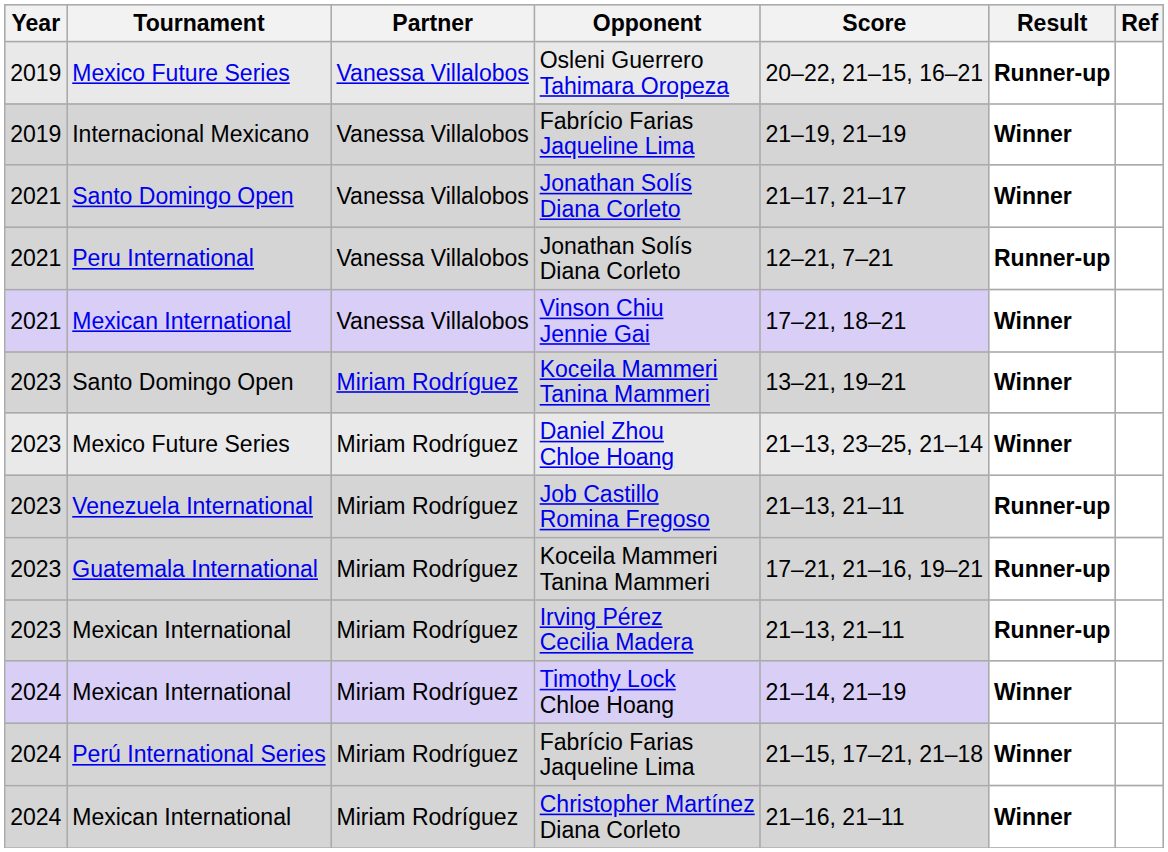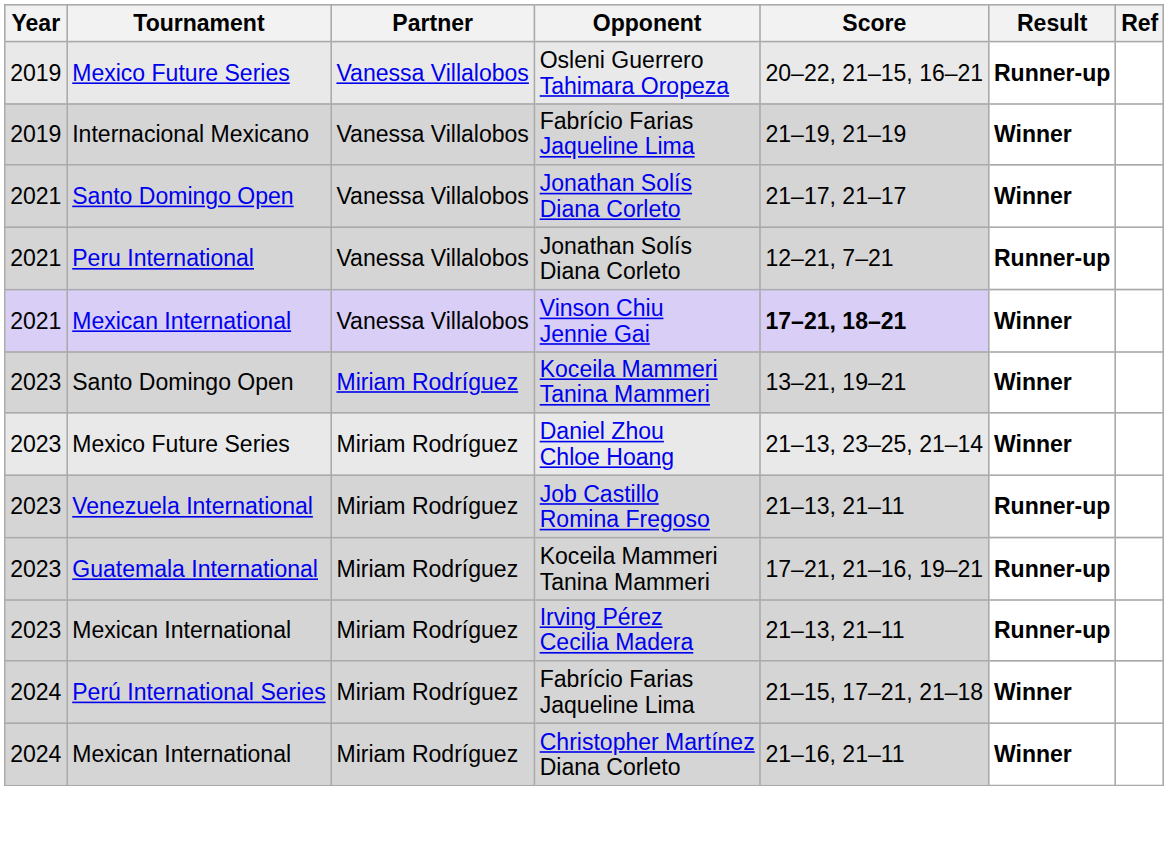(836, 321) normal -> (836, 321) bold
- row: (182, 693)
